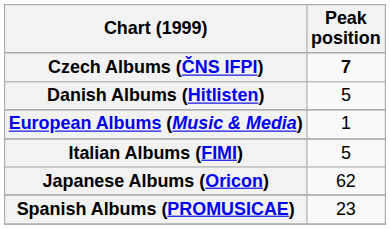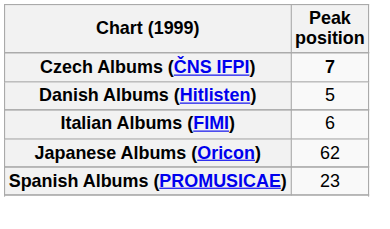- row: (156, 124)
(346, 152) 5 -> (330, 124) 6
